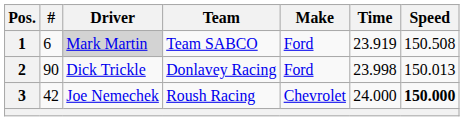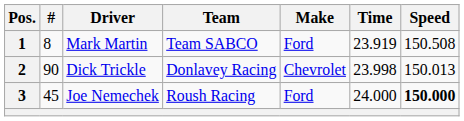(47, 43) 6 -> (47, 43) 8
(107, 43) lightgrey background -> (107, 43) no background
(299, 69) Ford -> (315, 69) Chevrolet
(51, 95) 42 -> (51, 95) 45
(315, 95) Chevrolet -> (299, 95) Ford
